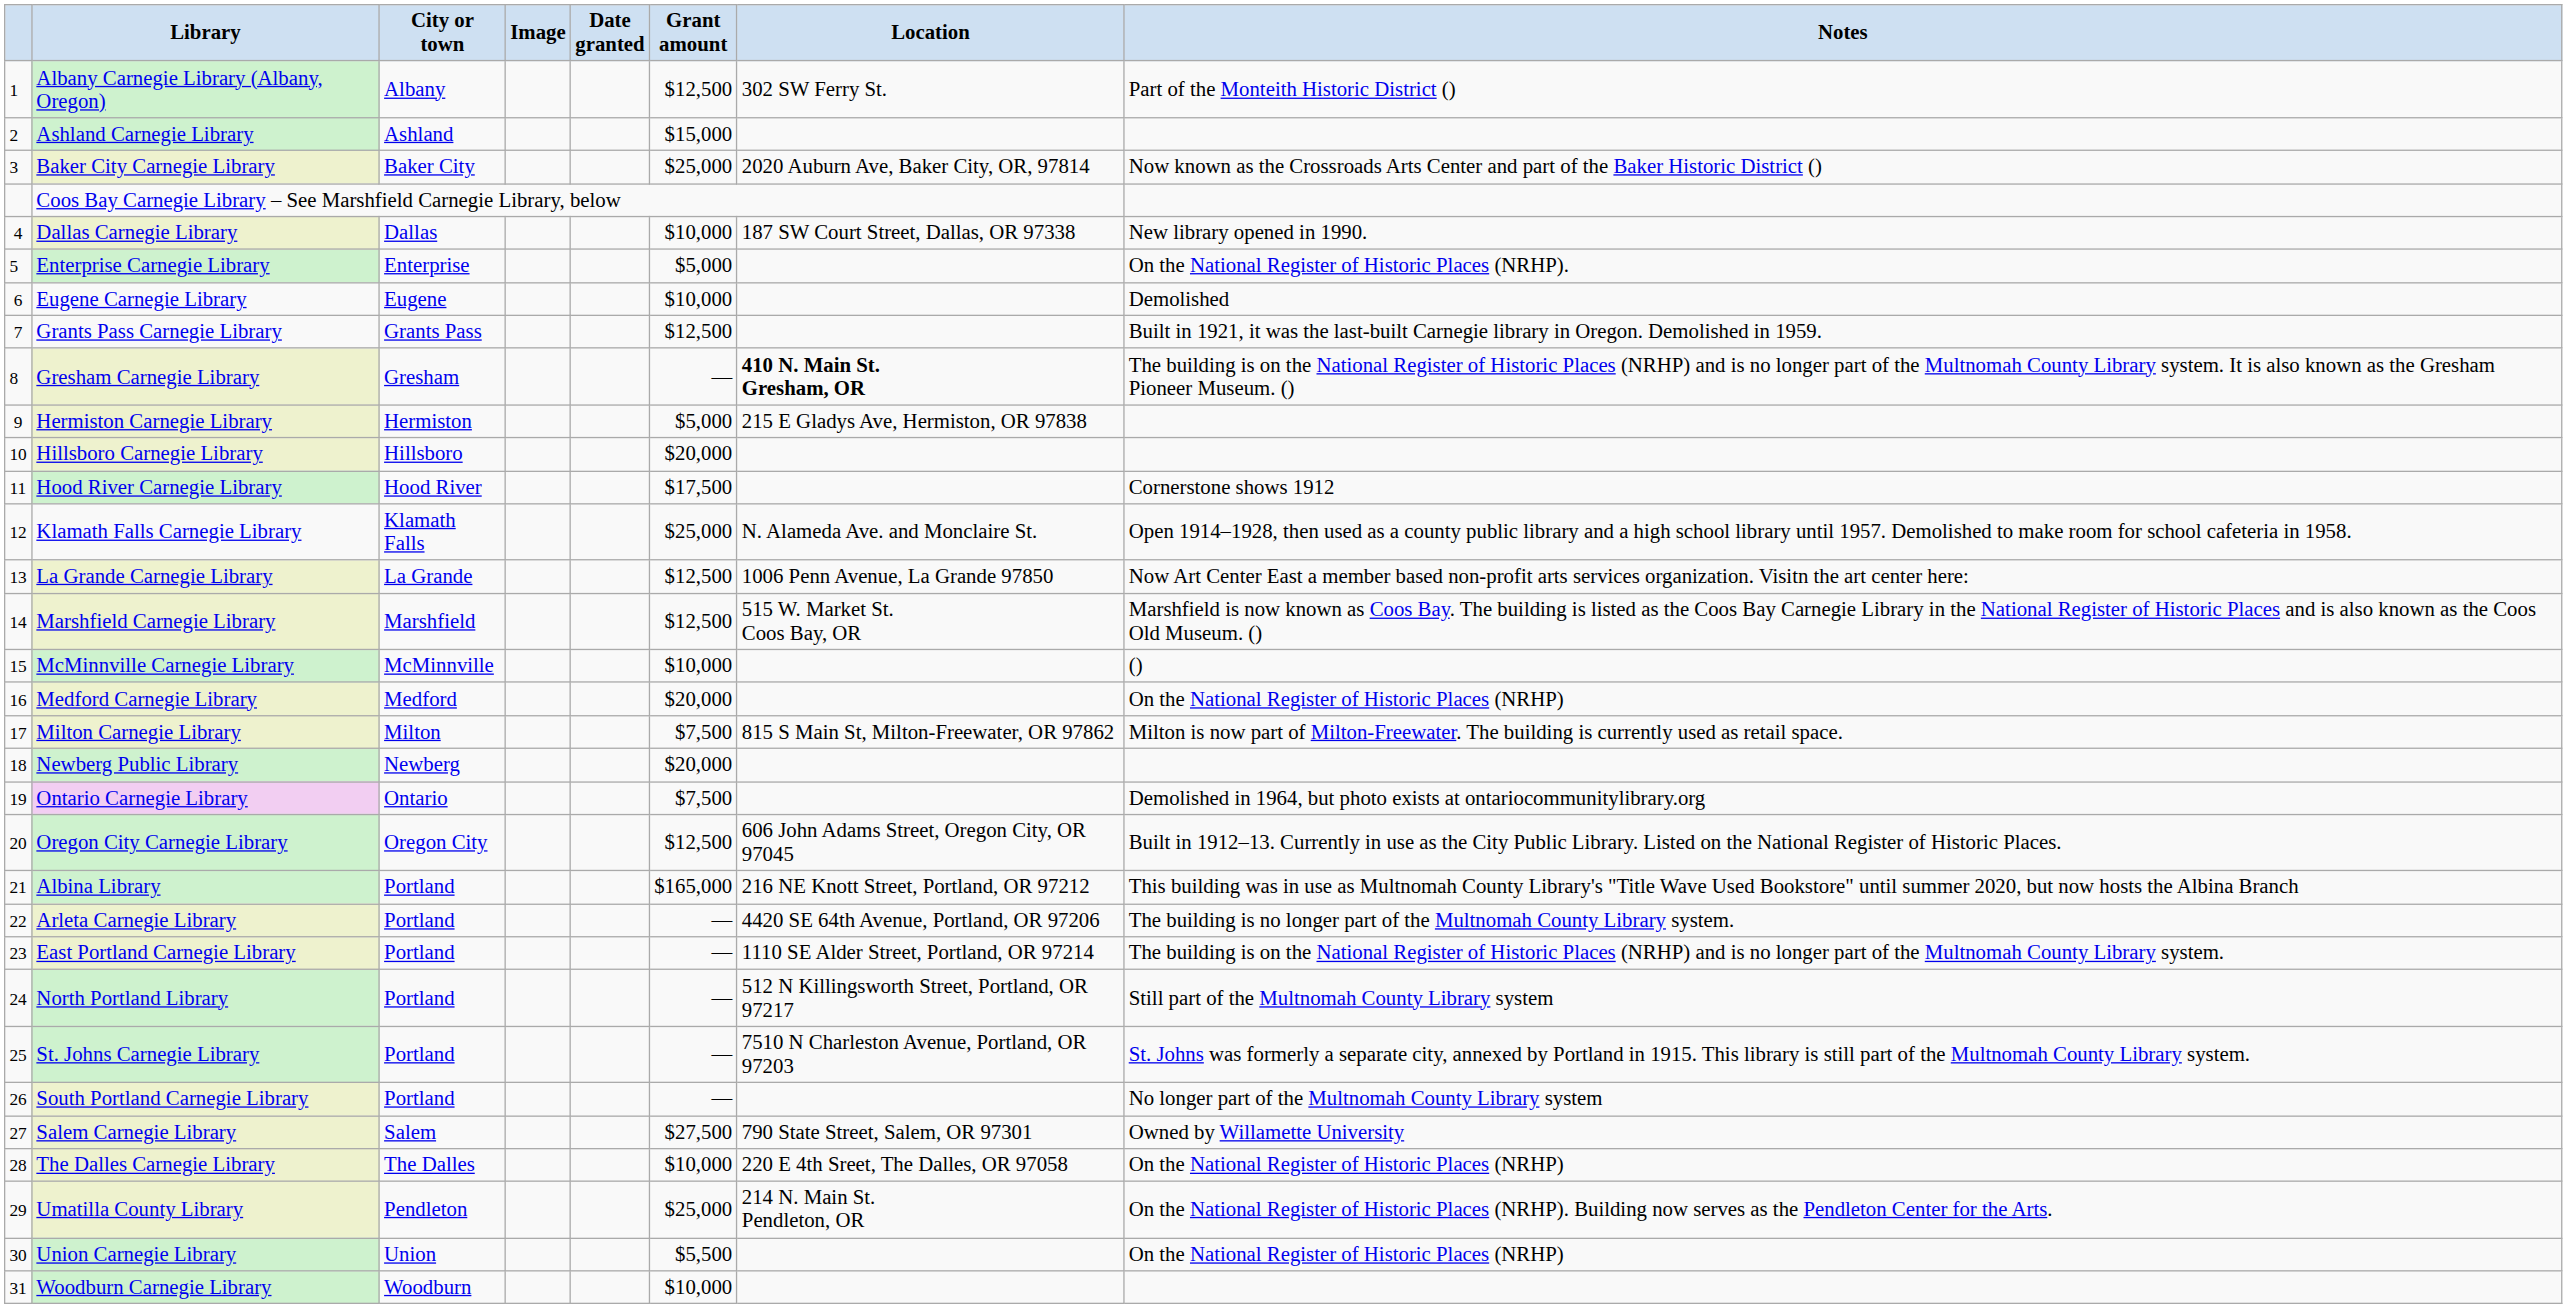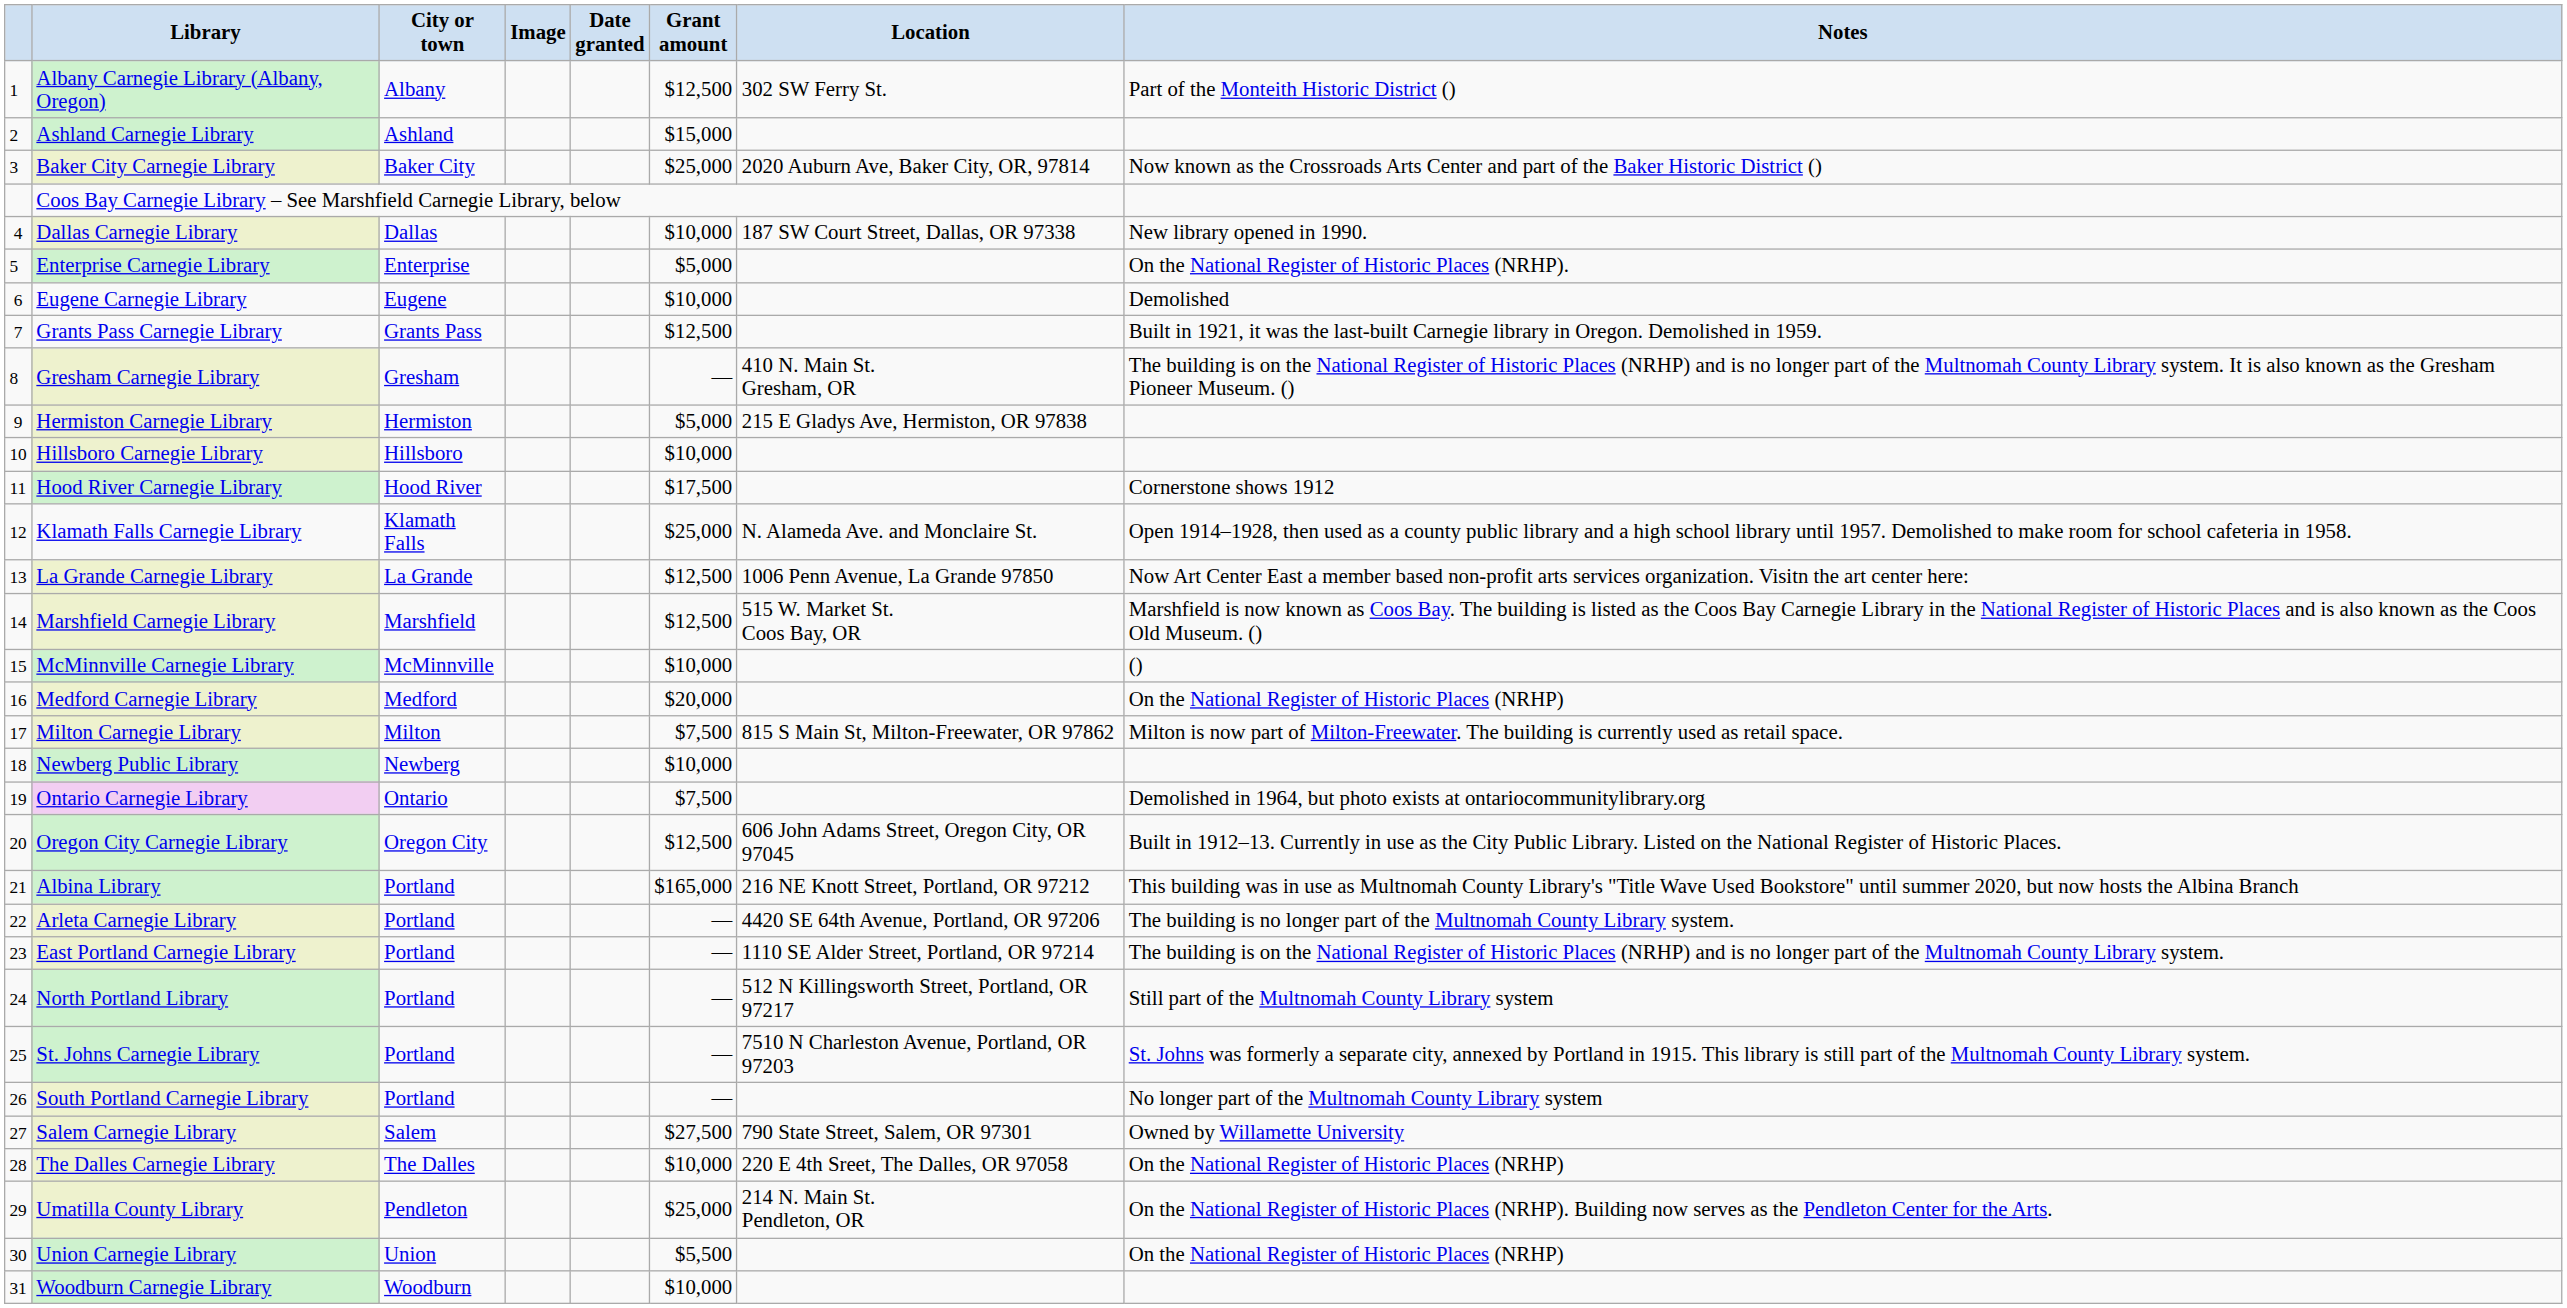(811, 376) bold -> (809, 376) normal
(698, 454) $20,000 -> (698, 454) $10,000
(698, 764) $20,000 -> (698, 764) $10,000
